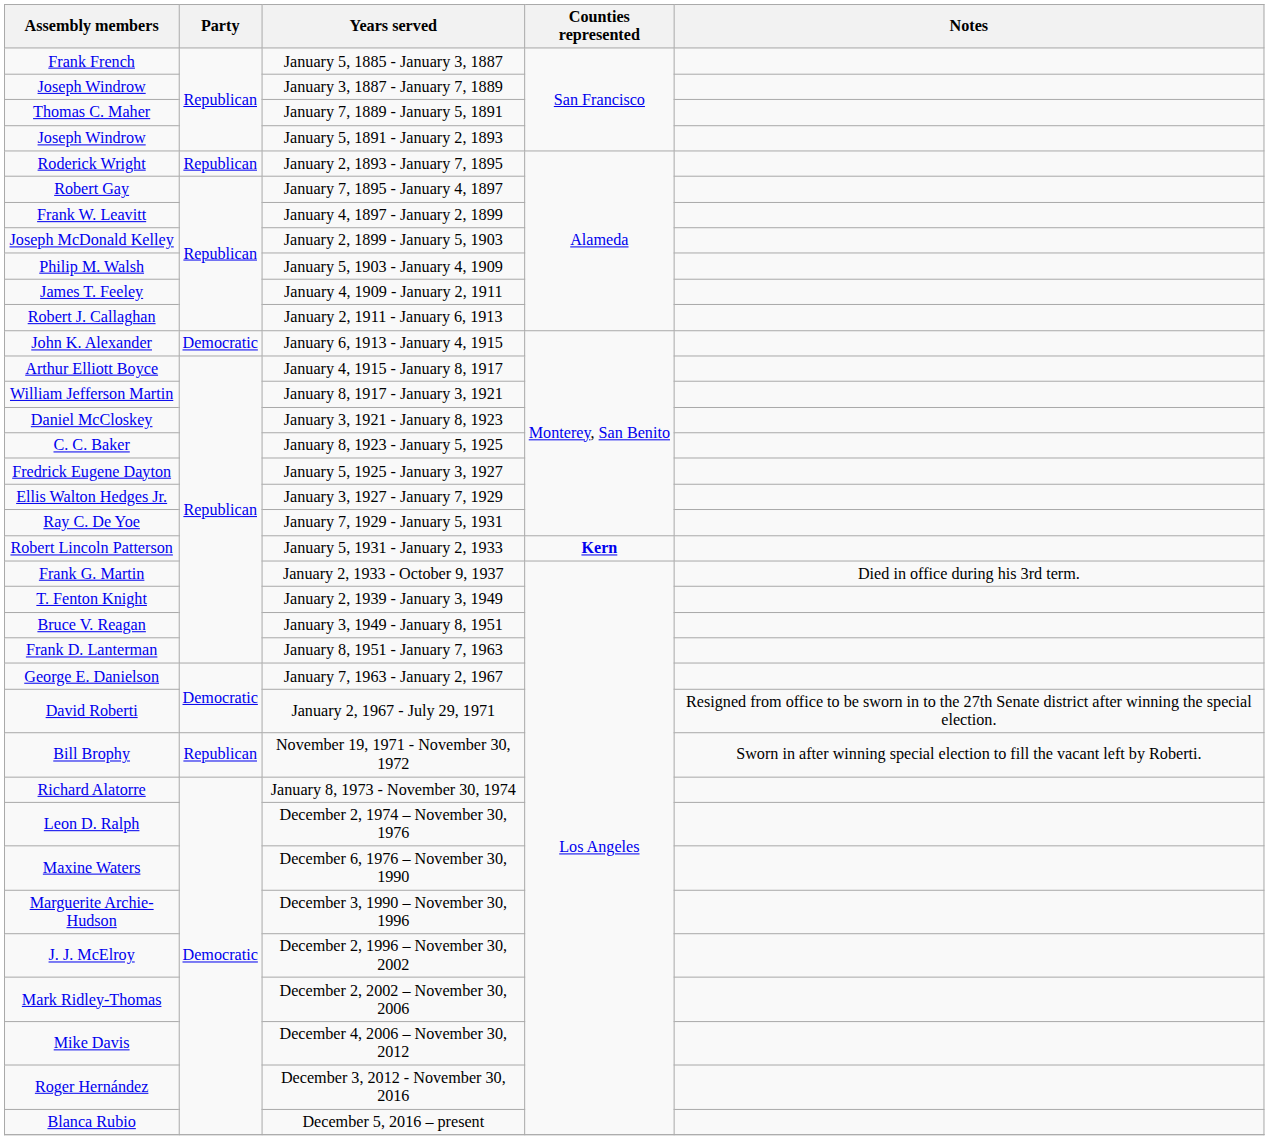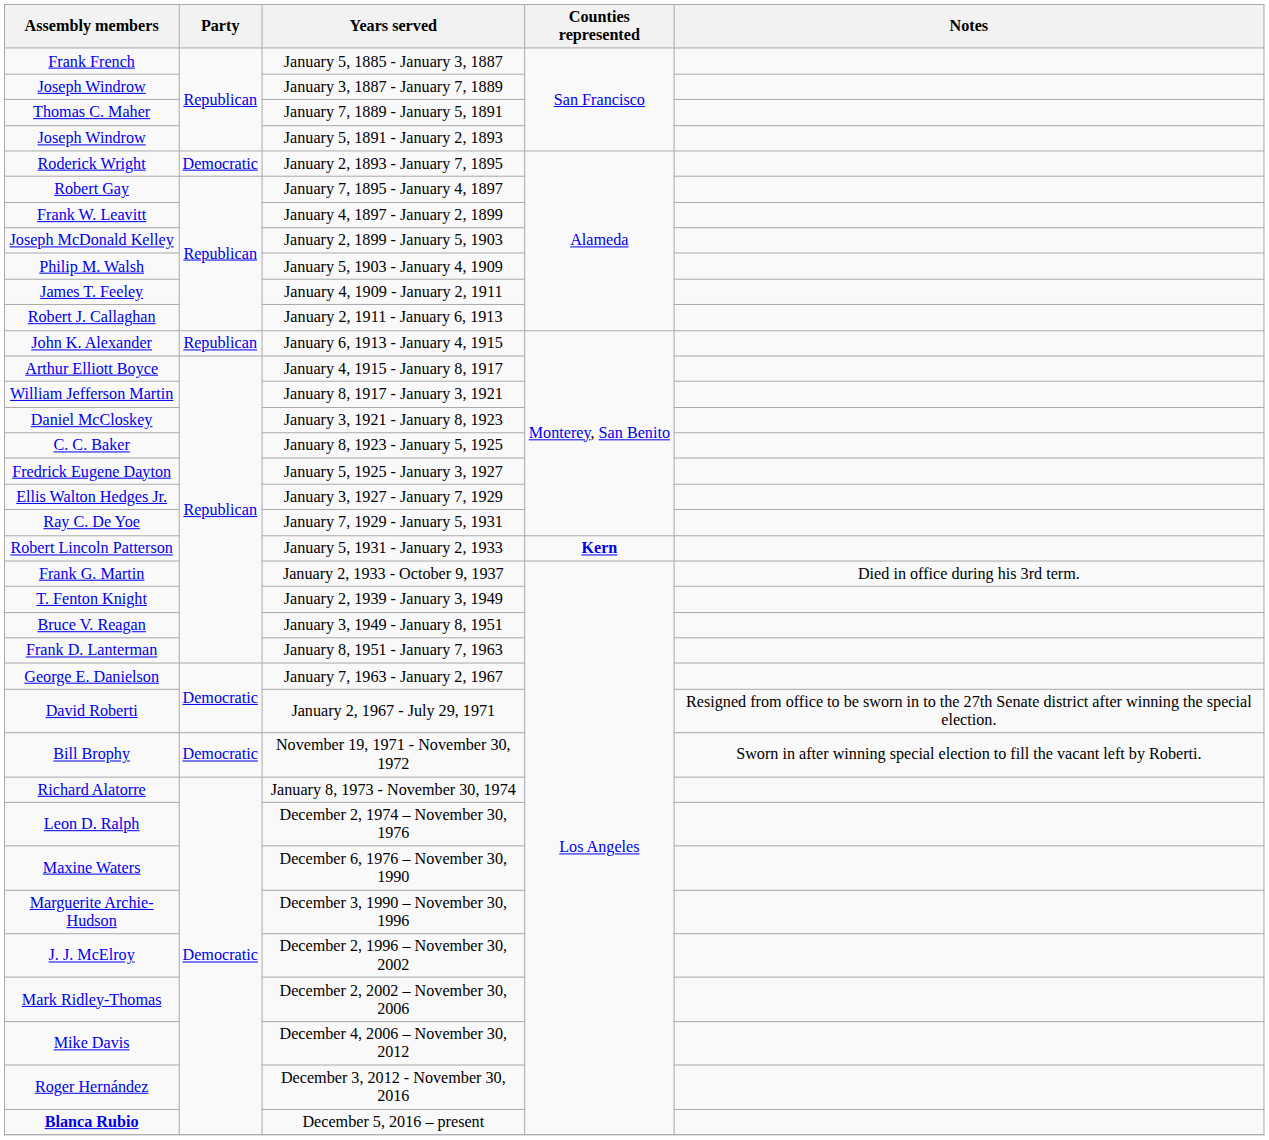(220, 163) Republican -> (220, 163) Democratic
(220, 343) Democratic -> (220, 343) Republican
(220, 754) Republican -> (220, 754) Democratic
(92, 1121) normal -> (92, 1121) bold
